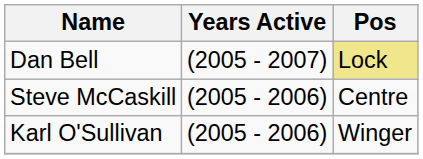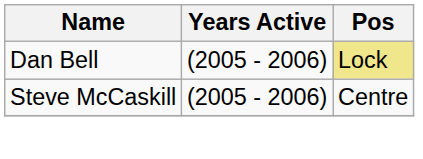(257, 60) (2005 - 2007) -> (257, 60) (2005 - 2006)
- row: (86, 134)
